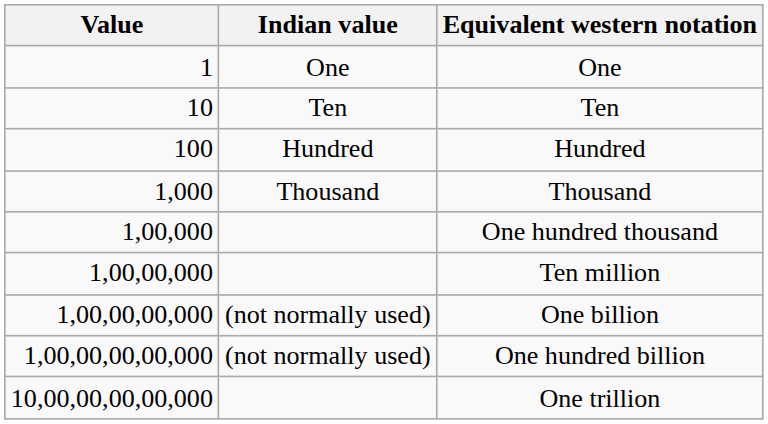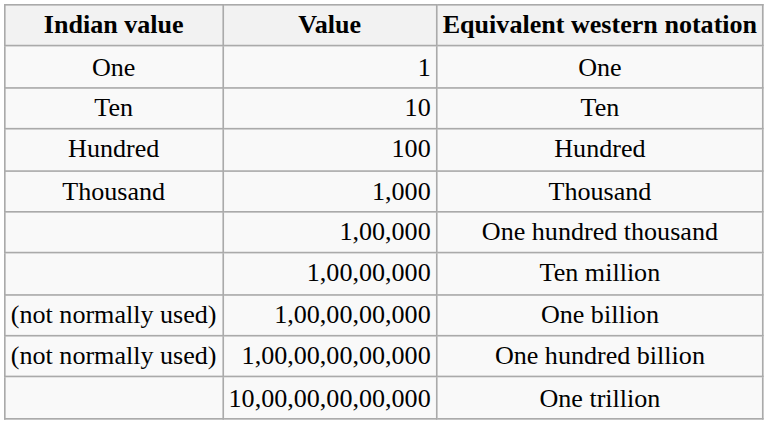columns swapped: (328, 25) <-> (112, 25)
